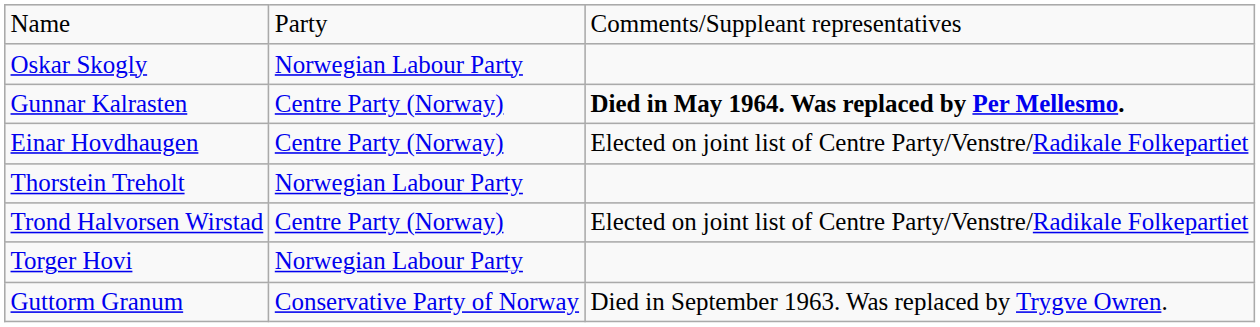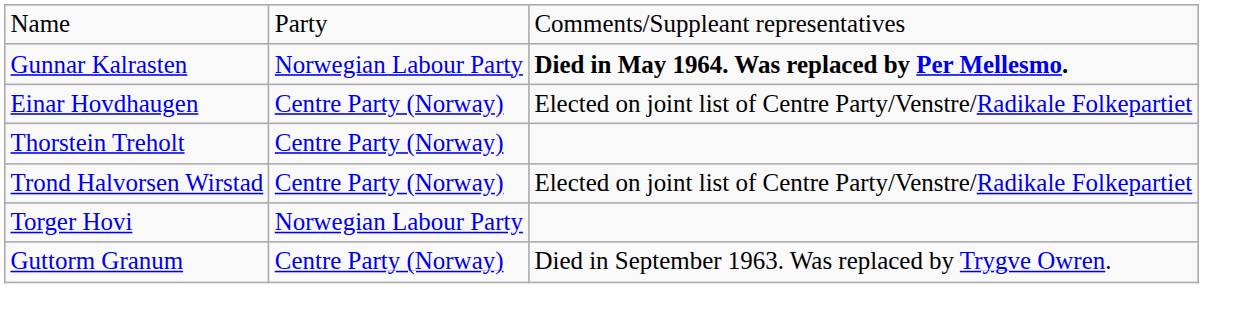- row: (79, 63)
(389, 103) Centre Party (Norway) -> (399, 63) Norwegian Labour Party
(399, 182) Norwegian Labour Party -> (389, 143) Centre Party (Norway)
(427, 301) Conservative Party of Norway -> (389, 261) Centre Party (Norway)
